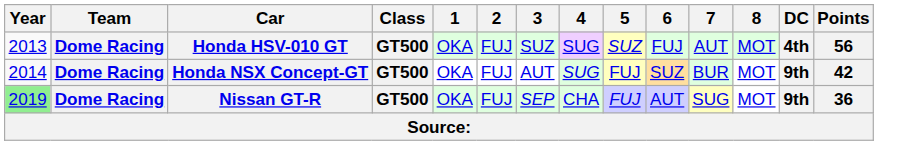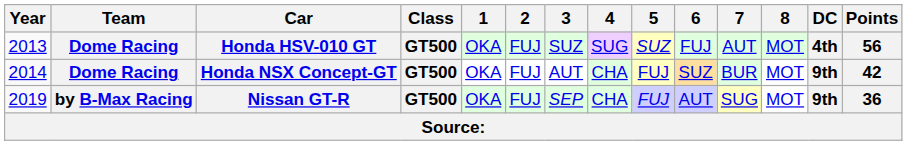(581, 73) SUG -> (610, 73) CHA
(28, 100) lightgreen background -> (28, 100) no background
(109, 100) Dome Racing -> (124, 100) by B-Max Racing
